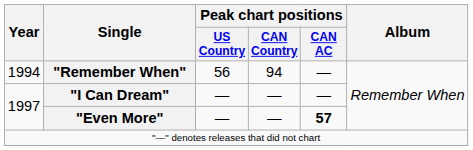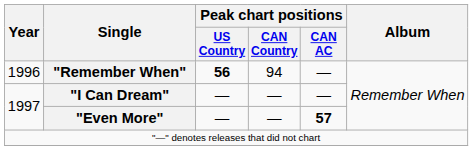(24, 72) 1994 -> (24, 72) 1996
(222, 72) normal -> (222, 72) bold
